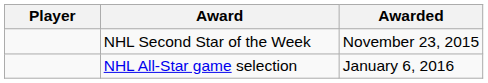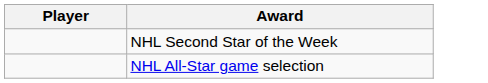- column: (411, 16)
